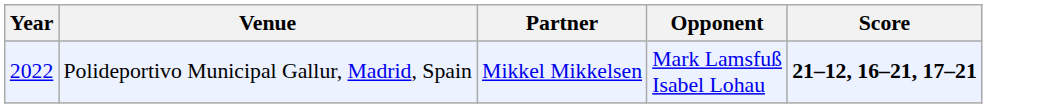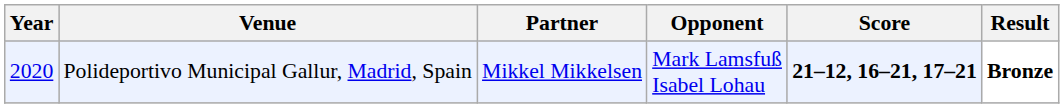+ column: (1020, 22)
(32, 71) 2022 -> (32, 71) 2020
